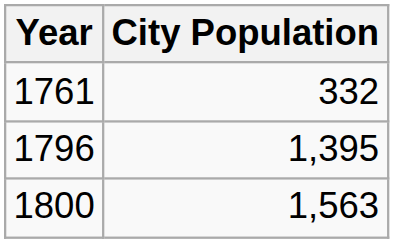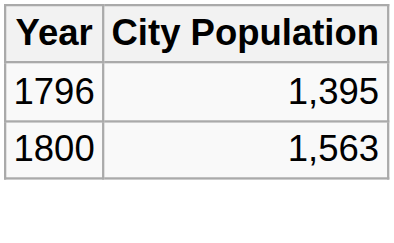- row: (54, 91)
